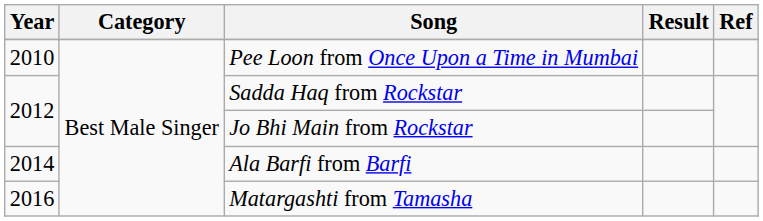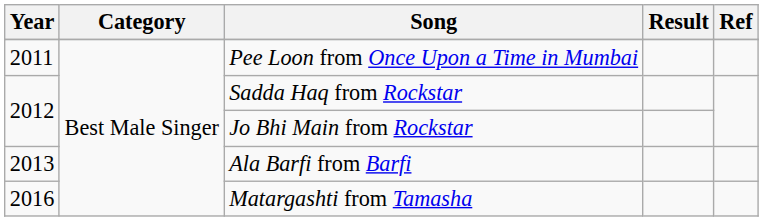(32, 57) 2010 -> (32, 57) 2011
(32, 163) 2014 -> (32, 163) 2013
